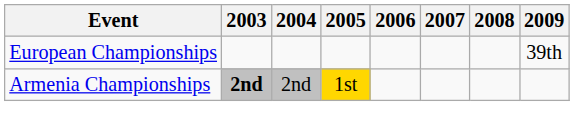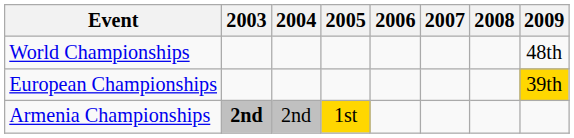+ row: (99, 52)
(544, 52) no background -> (544, 84) gold background
